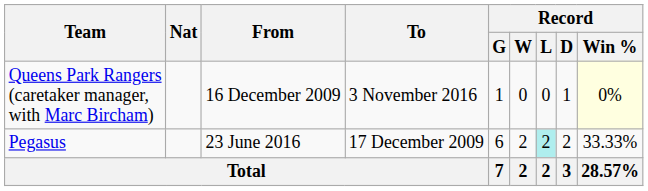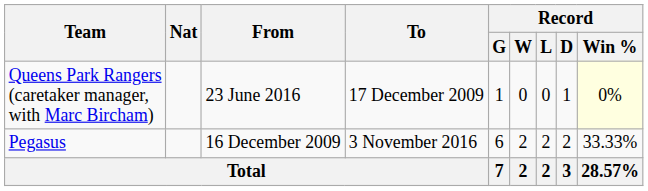(273, 94) 16 December 2009 -> (253, 94) 23 June 2016
(413, 94) 3 November 2016 -> (416, 94) 17 December 2009
(253, 143) 23 June 2016 -> (273, 143) 16 December 2009
(416, 143) 17 December 2009 -> (413, 143) 3 November 2016
(546, 143) paleturquoise background -> (546, 143) no background
